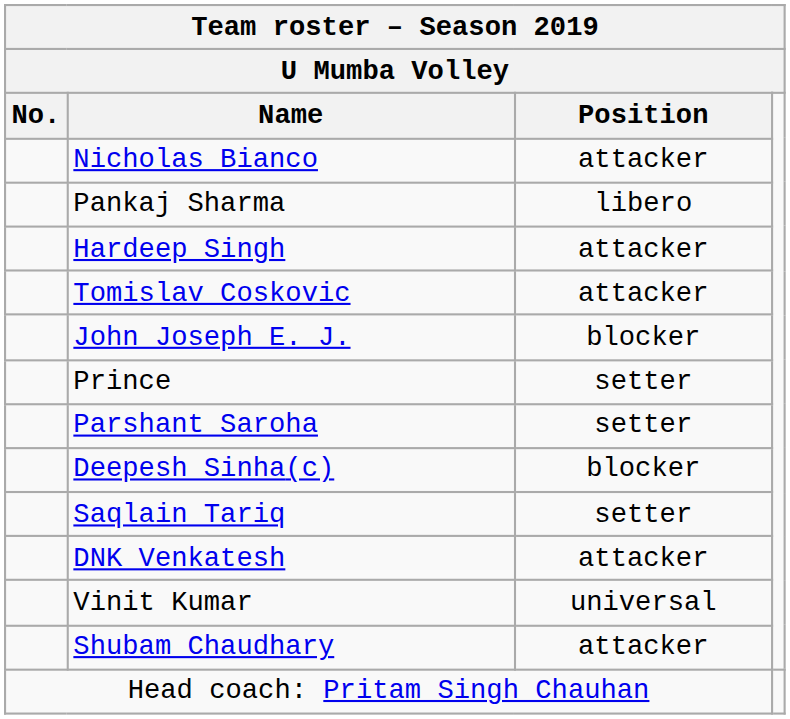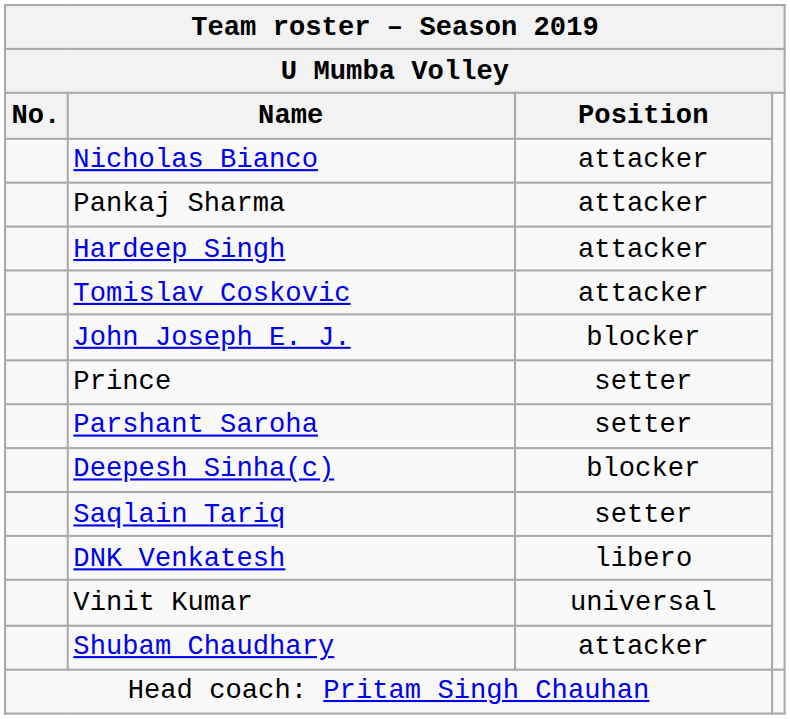(643, 204) libero -> (643, 204) attacker
(643, 559) attacker -> (643, 559) libero
